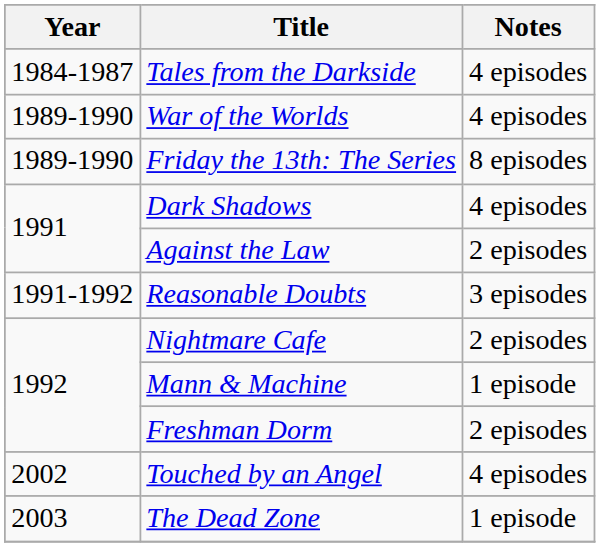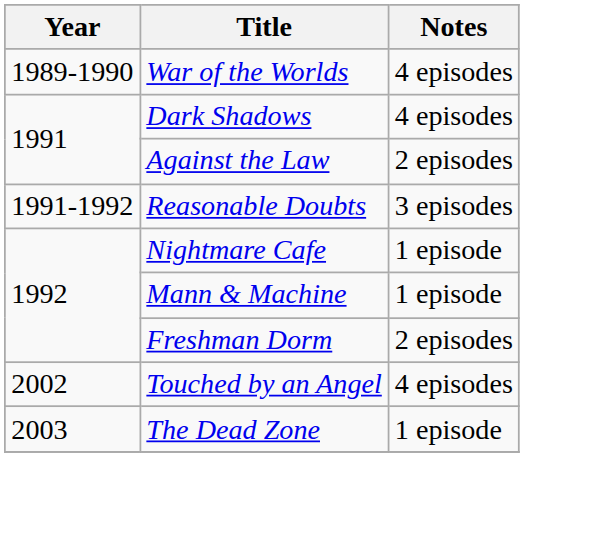- row: (281, 71)
- row: (301, 160)
(528, 339) 2 episodes -> (448, 250) 1 episode
